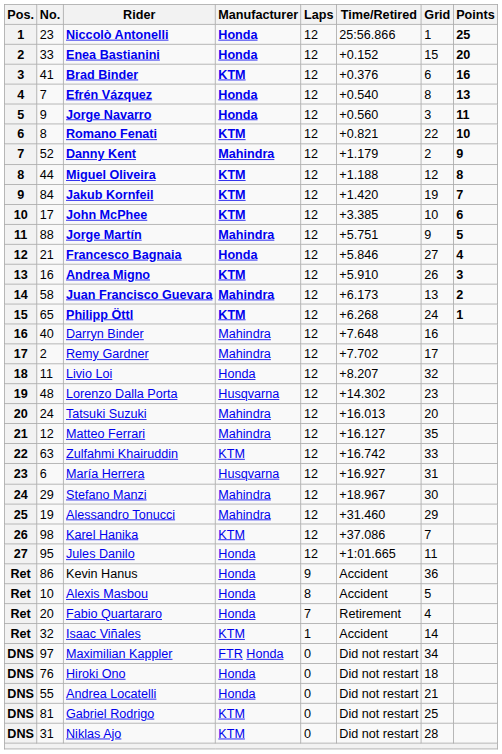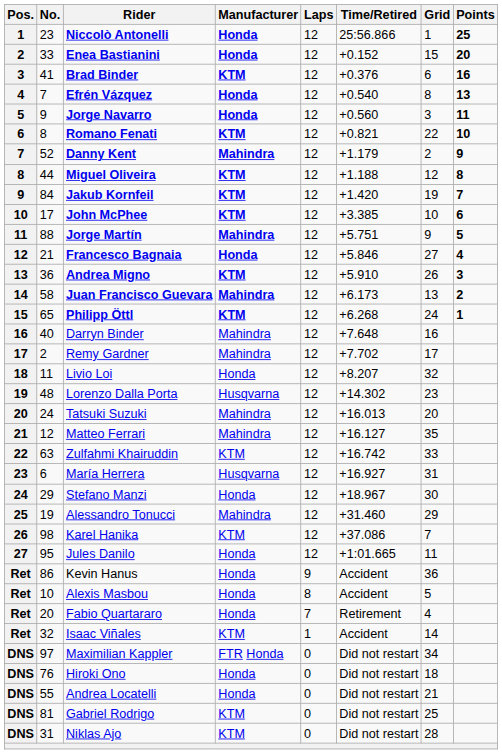(47, 274) 16 -> (47, 274) 36
(245, 494) Mahindra -> (237, 494) Honda
